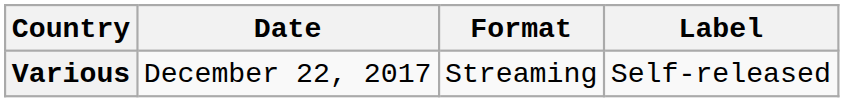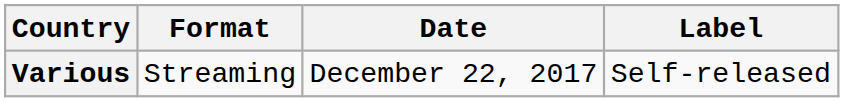columns swapped: (288, 28) <-> (521, 28)
